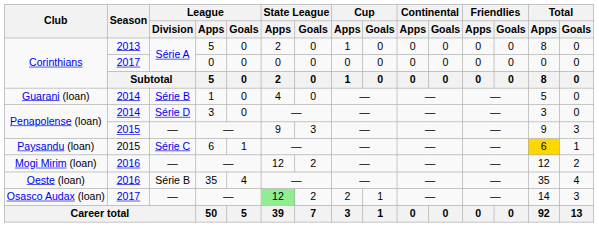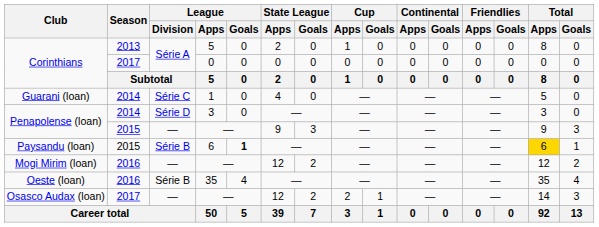(173, 96) Série B -> (173, 96) Série C
(173, 146) Série C -> (173, 146) Série B
(244, 146) normal -> (244, 146) bold
(278, 197) lightgreen background -> (278, 197) no background
